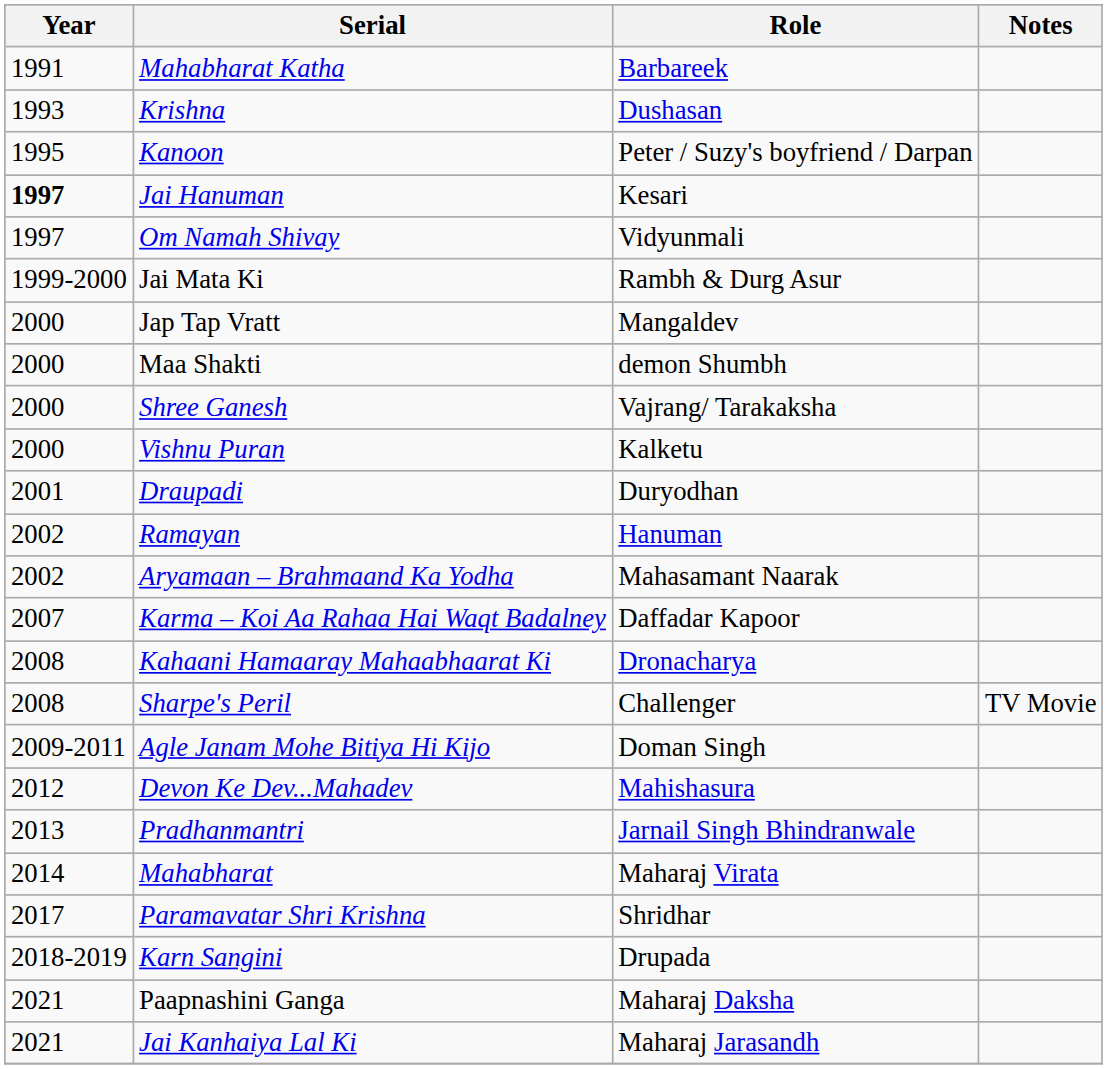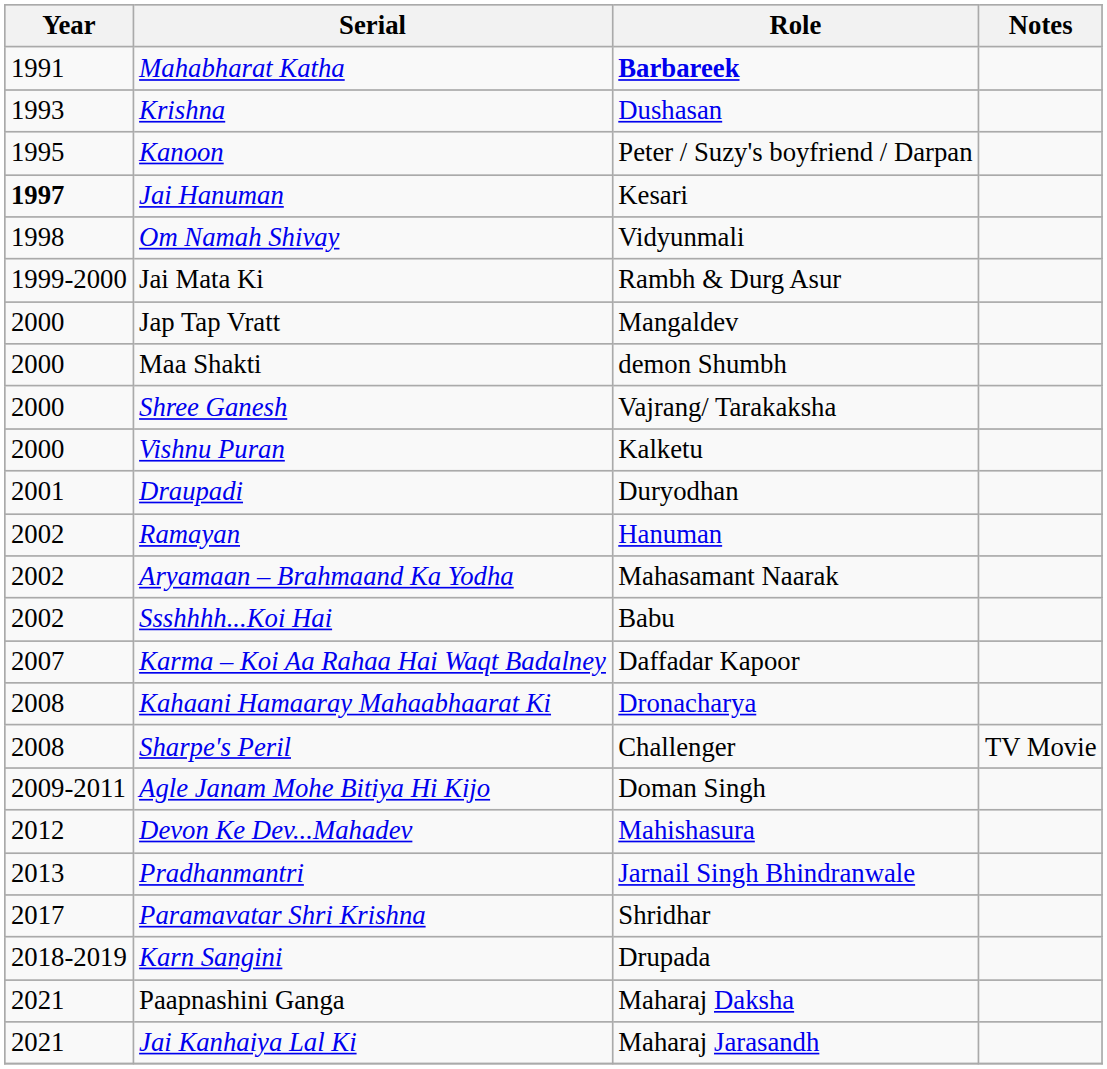(673, 68) normal -> (679, 68) bold
(38, 237) 1997 -> (38, 237) 1998
+ row: (236, 618)
- row: (206, 873)
